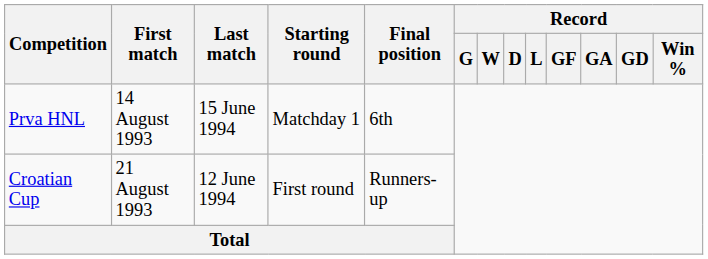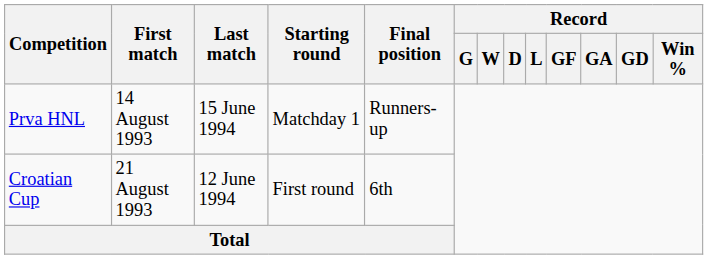(381, 118) 6th -> (403, 118) Runners-up
(403, 189) Runners-up -> (381, 189) 6th
